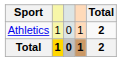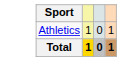- column: (101, 13)
